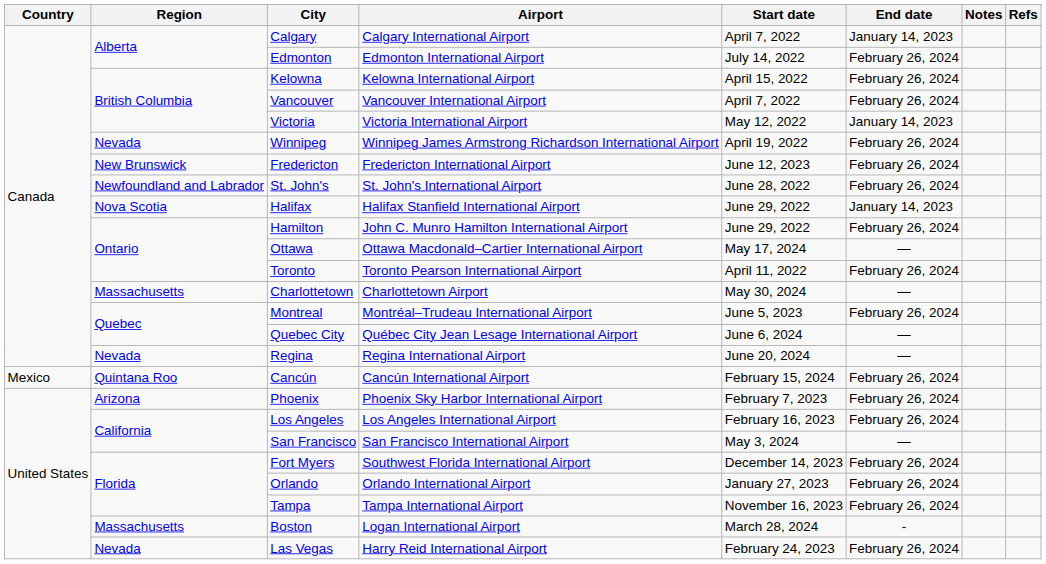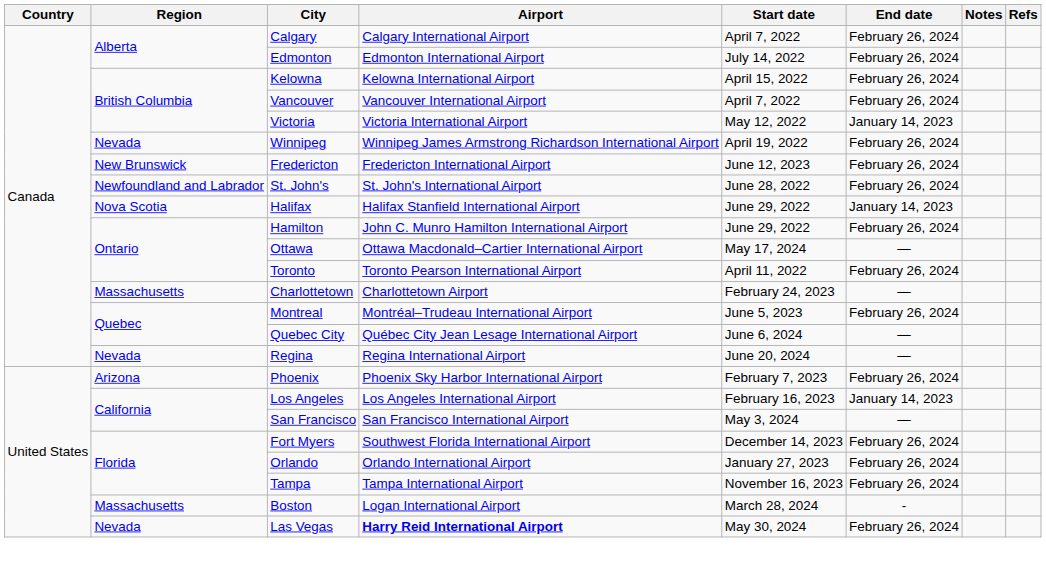(901, 36) January 14, 2023 -> (904, 36) February 26, 2024
(766, 292) May 30, 2024 -> (780, 292) February 24, 2023
- row: (293, 377)
(904, 420) February 26, 2024 -> (901, 398) January 14, 2023
(455, 548) normal -> (463, 526) bold
(780, 548) February 24, 2023 -> (766, 526) May 30, 2024
